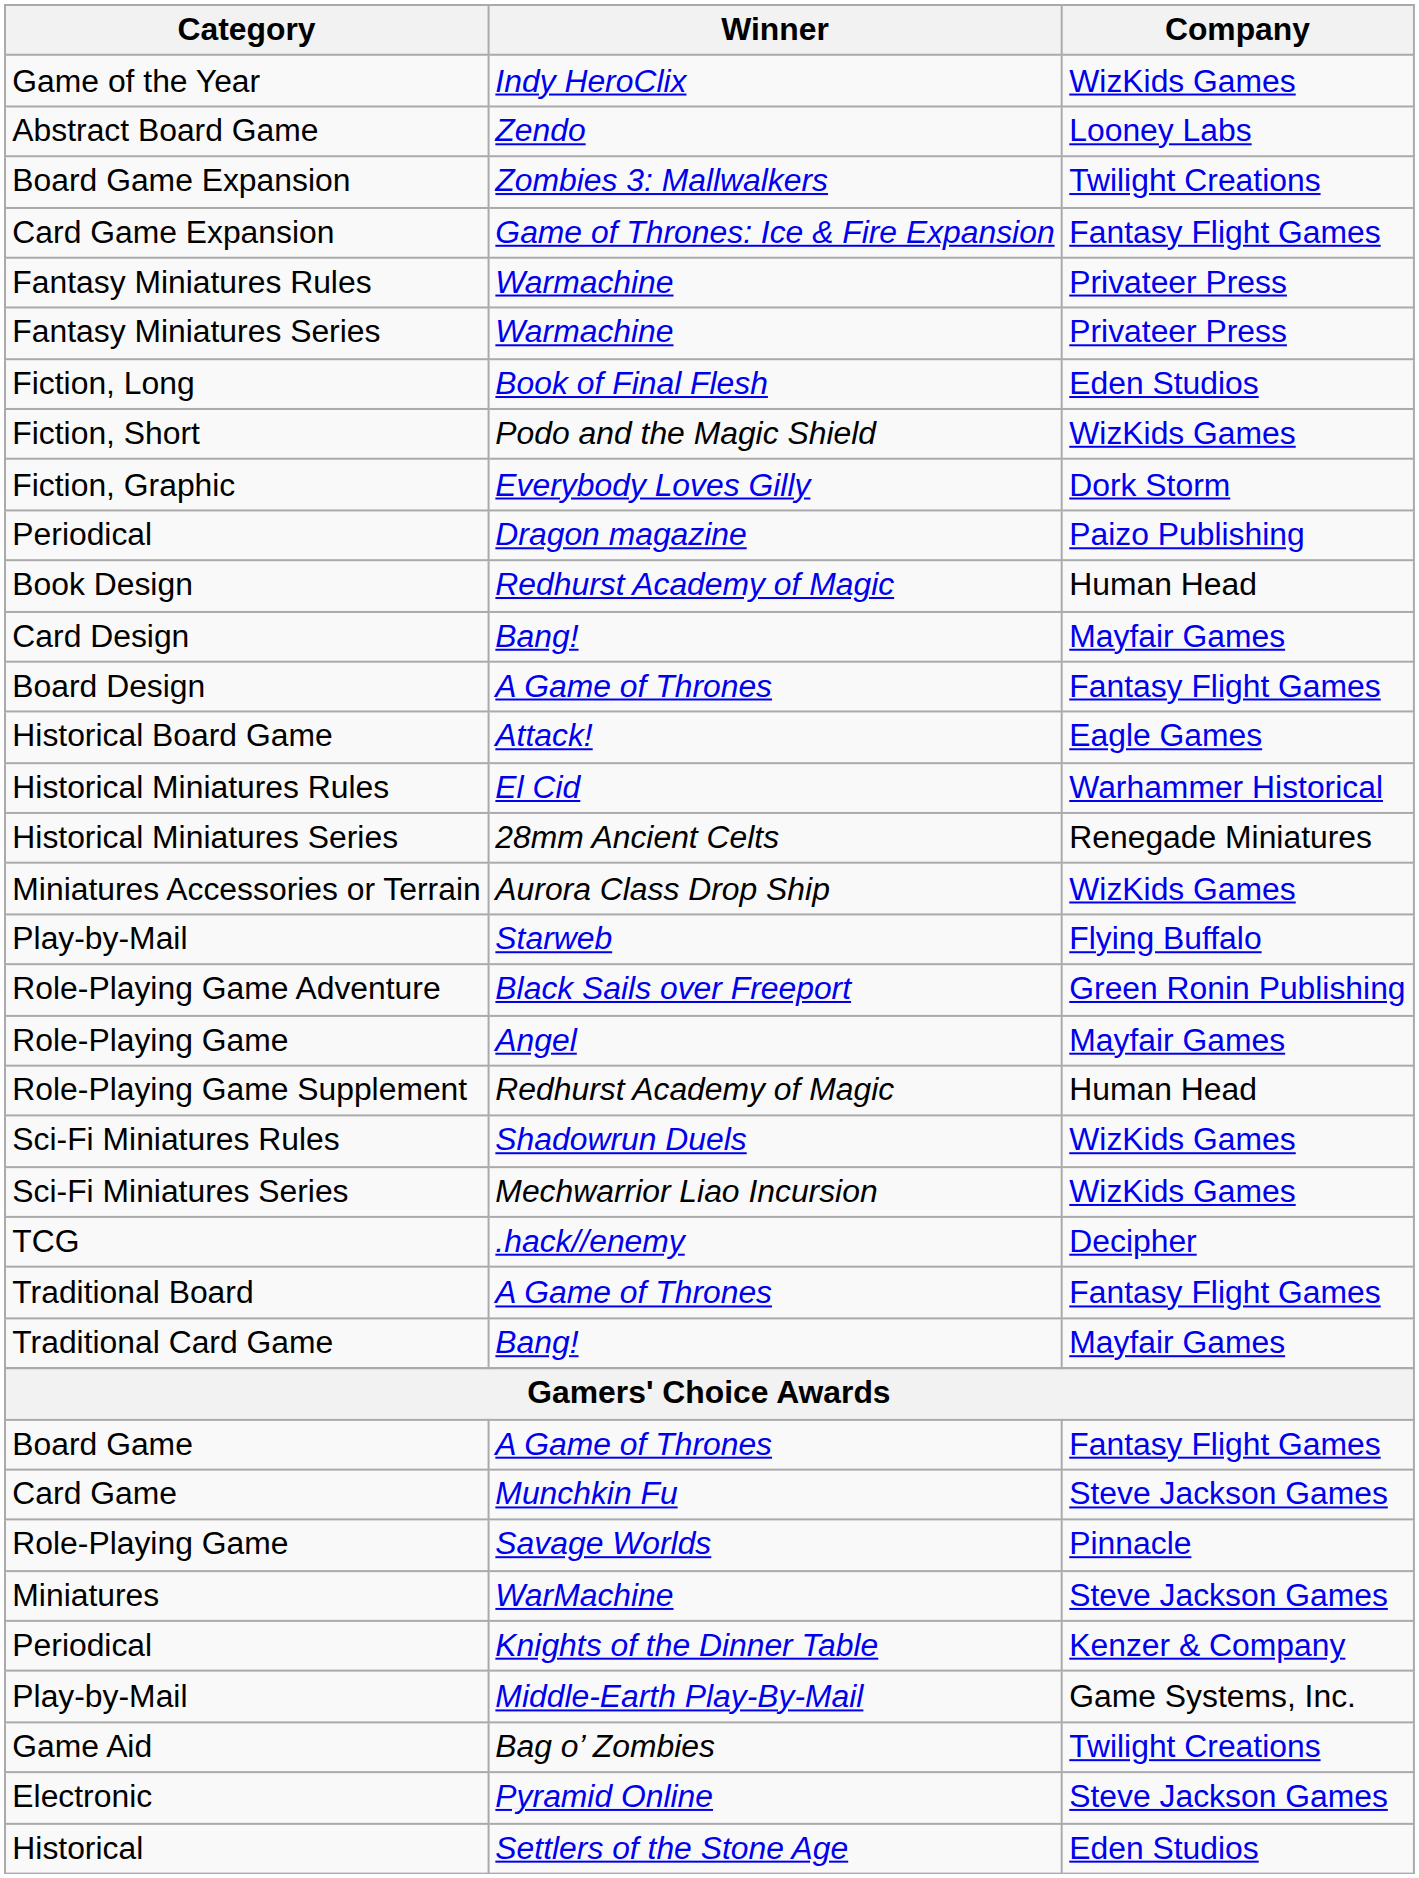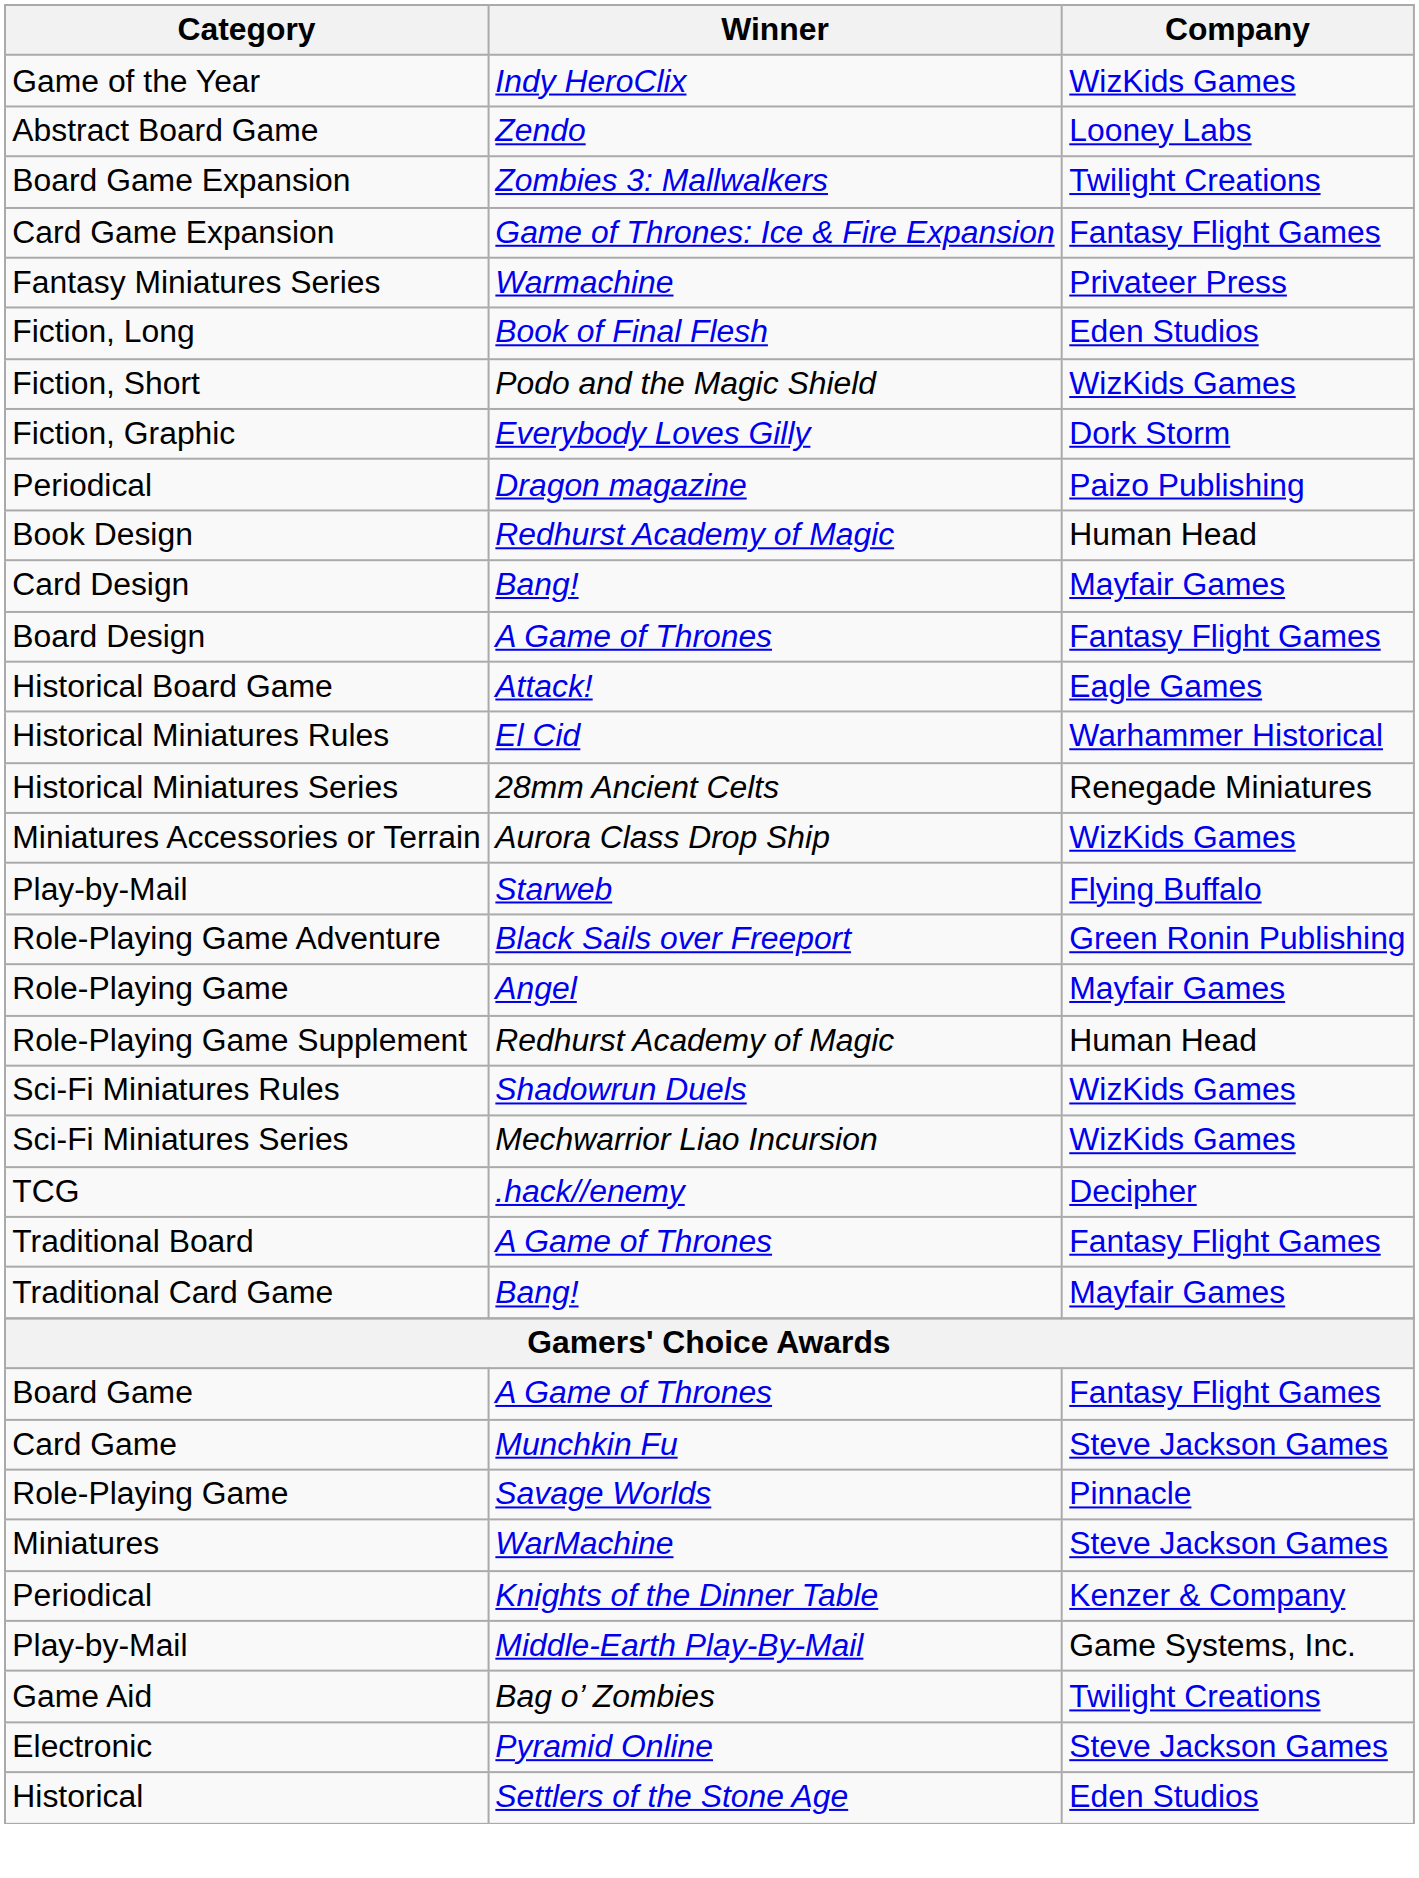- row: (192, 282)
